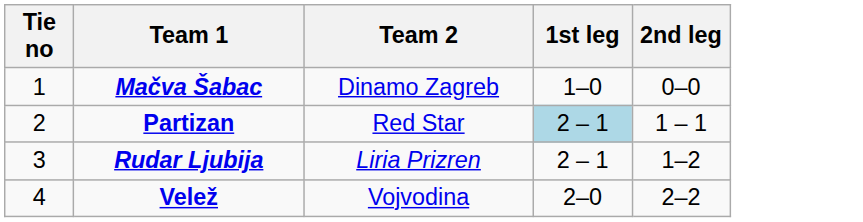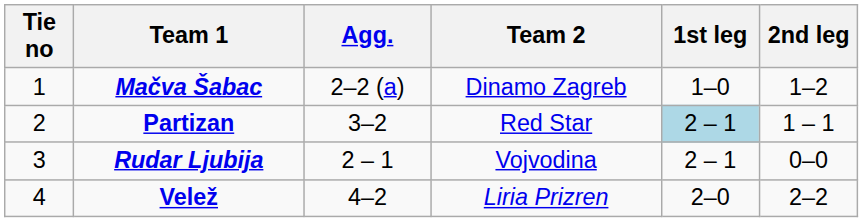+ column: (367, 36)
(681, 86) 0–0 -> (809, 86) 1–2
(419, 160) Liria Prizren -> (546, 160) Vojvodina
(681, 160) 1–2 -> (809, 160) 0–0
(419, 197) Vojvodina -> (546, 197) Liria Prizren
